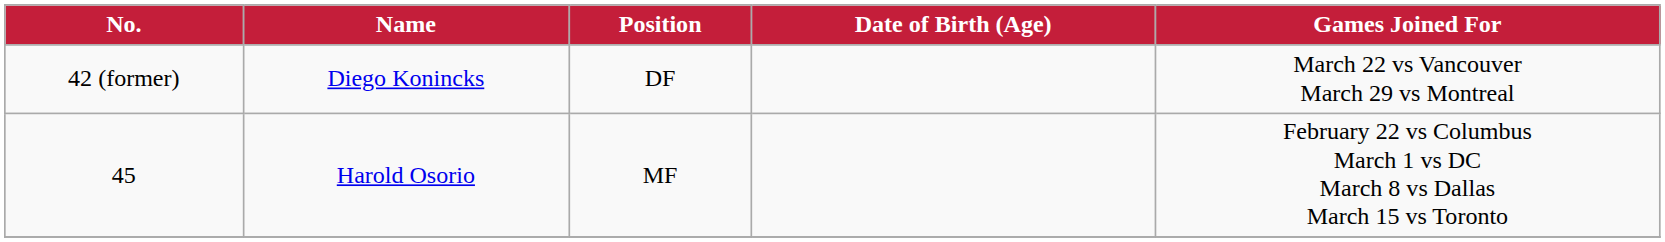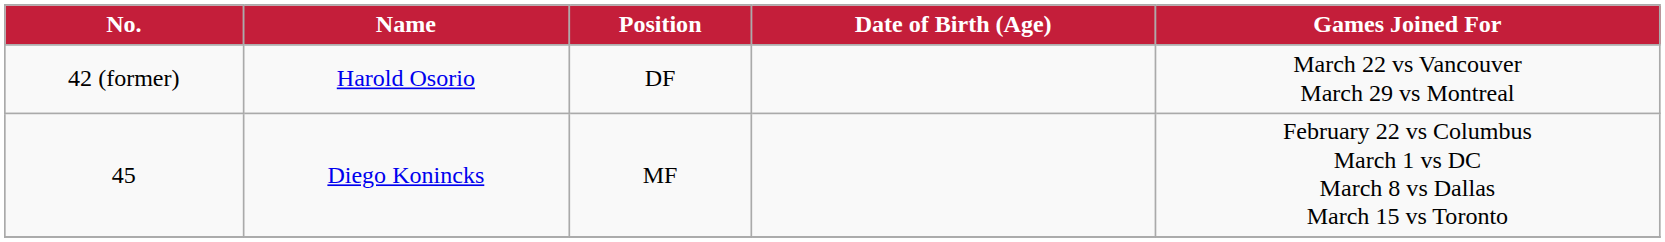(406, 78) Diego Konincks -> (406, 78) Harold Osorio
(406, 175) Harold Osorio -> (406, 175) Diego Konincks
